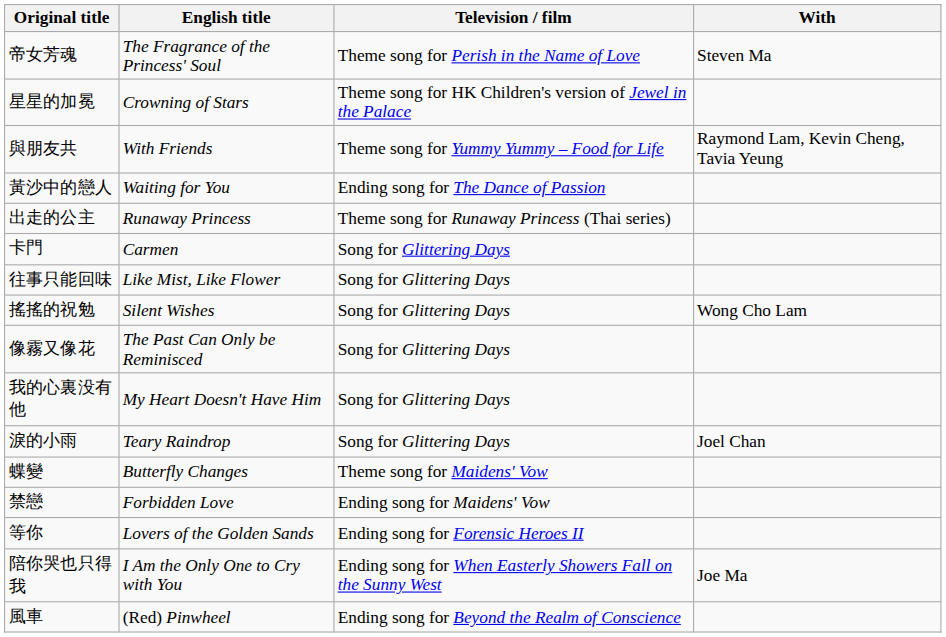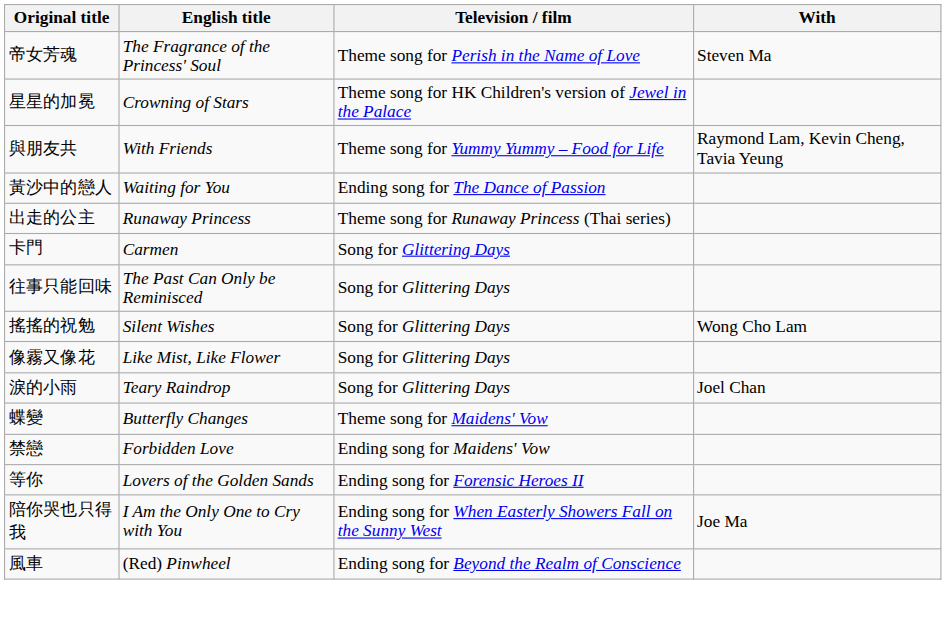(201, 279) Like Mist, Like Flower -> (199, 287) The Past Can Only be Reminisced
(199, 349) The Past Can Only be Reminisced -> (201, 357) Like Mist, Like Flower
- row: (60, 398)
